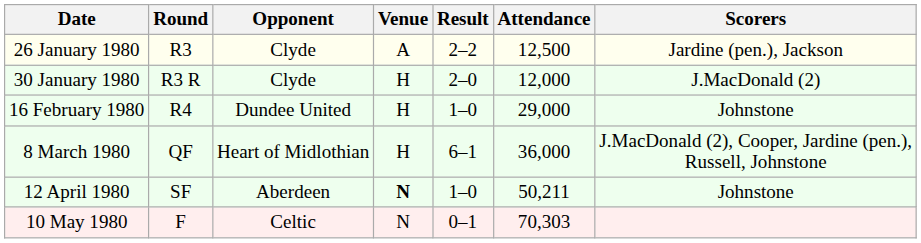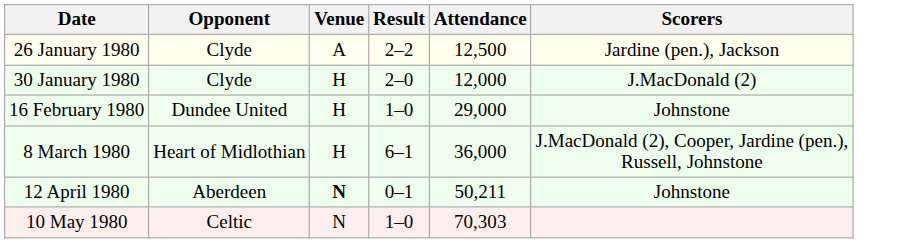- column: (181, 19)
(463, 191) 1–0 -> (399, 191) 0–1
(463, 222) 0–1 -> (399, 222) 1–0
